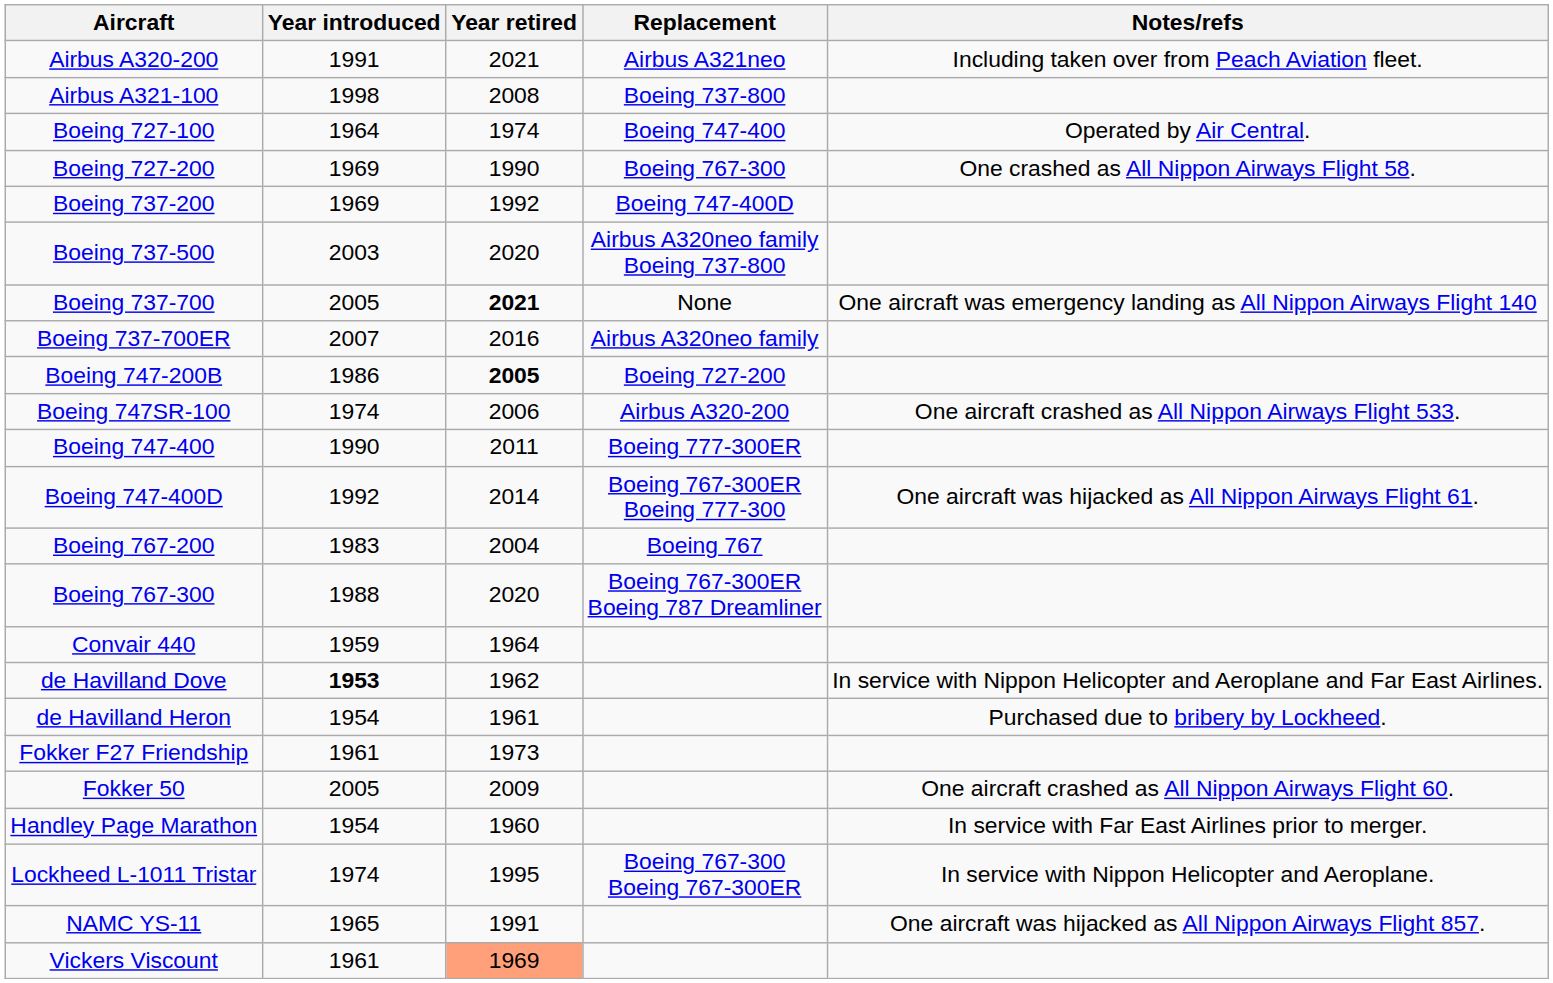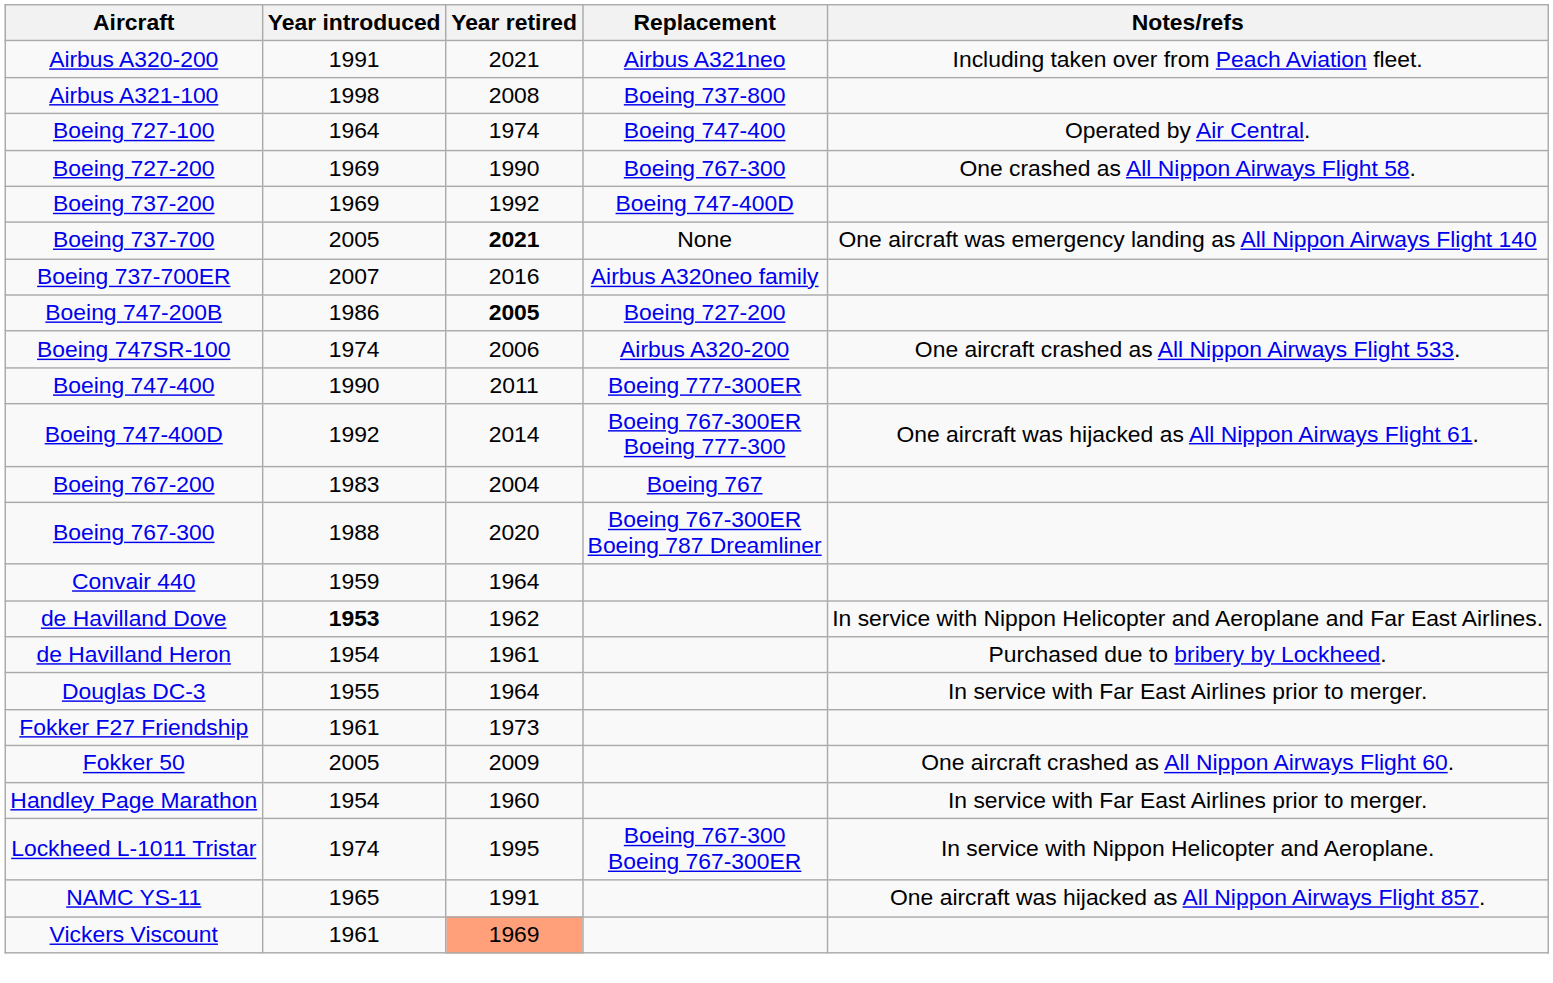- row: (134, 253)
+ row: (134, 690)
